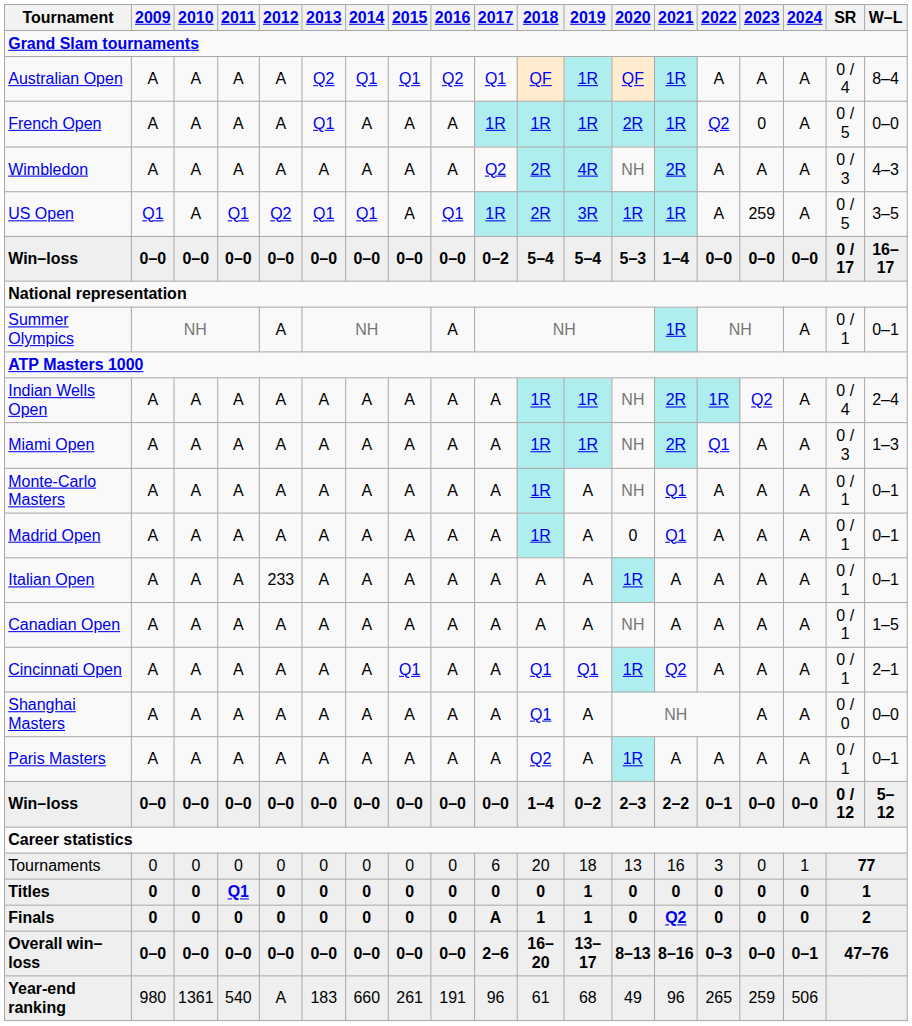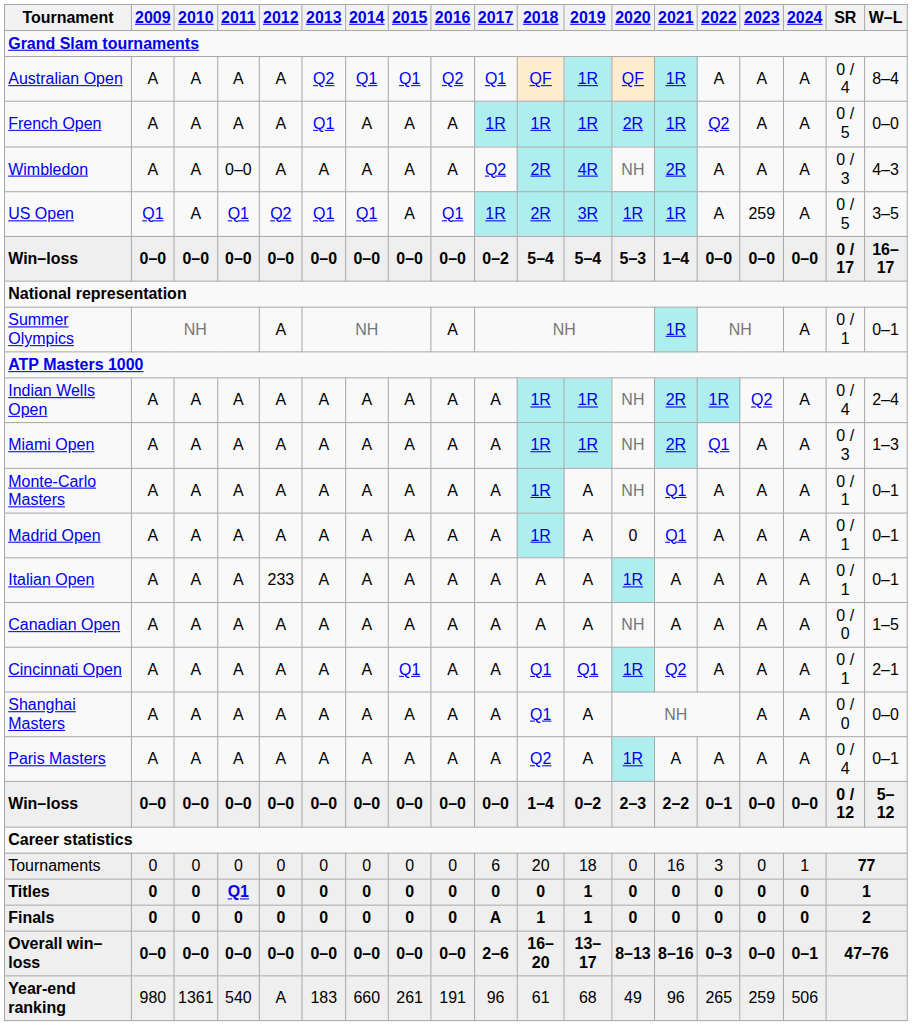(762, 124) 0 -> (762, 124) A
(238, 169) A -> (238, 169) 0–0
(845, 625) 0 / 1 -> (845, 625) 0 / 0
(845, 759) 0 / 1 -> (845, 759) 0 / 4
(633, 866) 13 -> (633, 866) 0
(676, 918) Q2 -> (676, 918) 0
